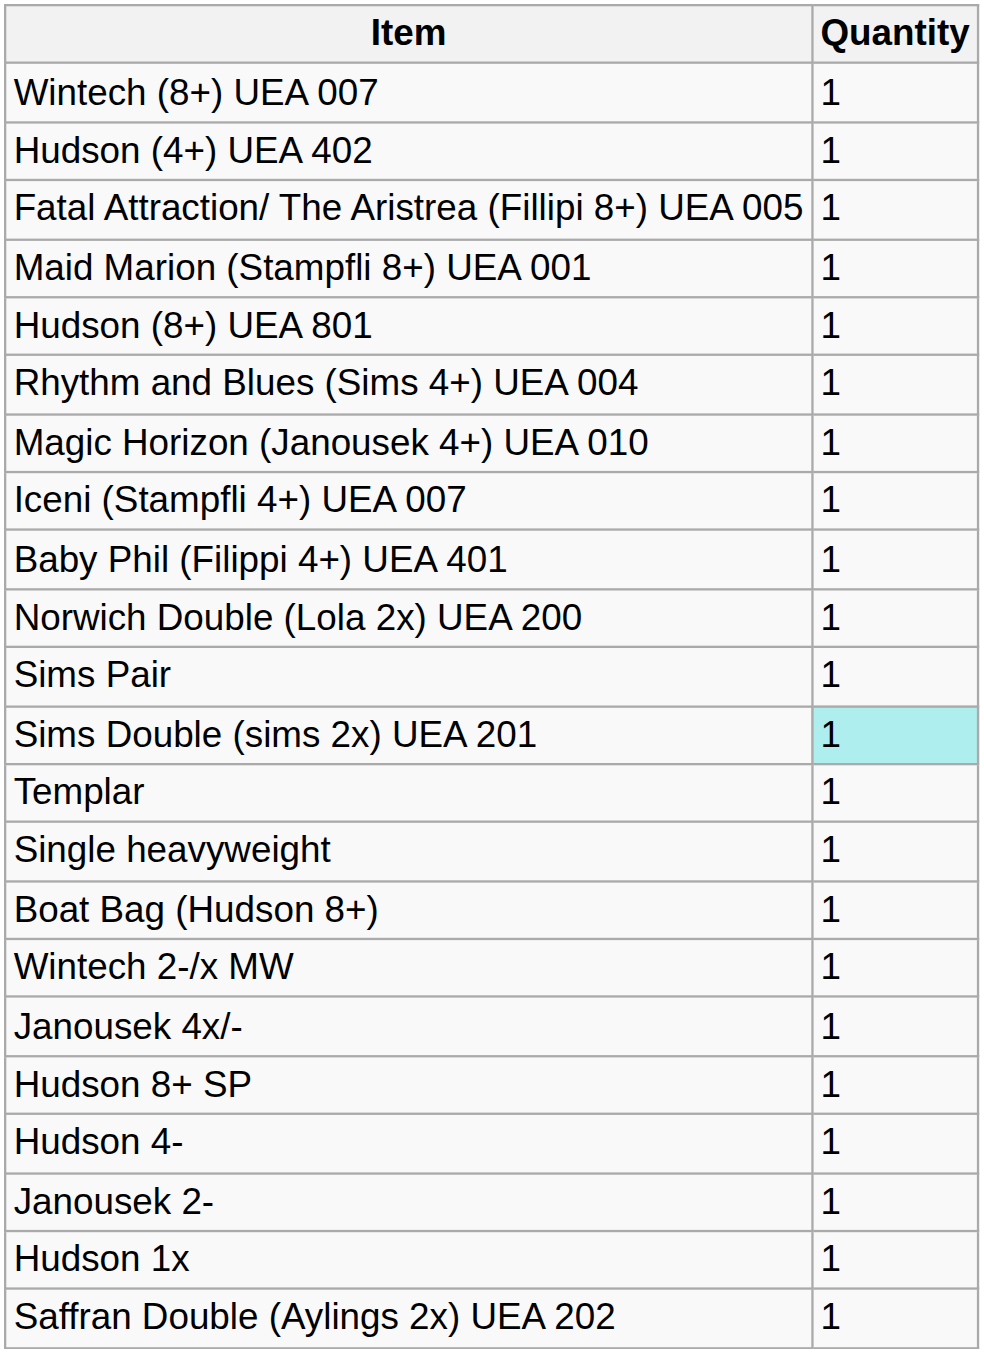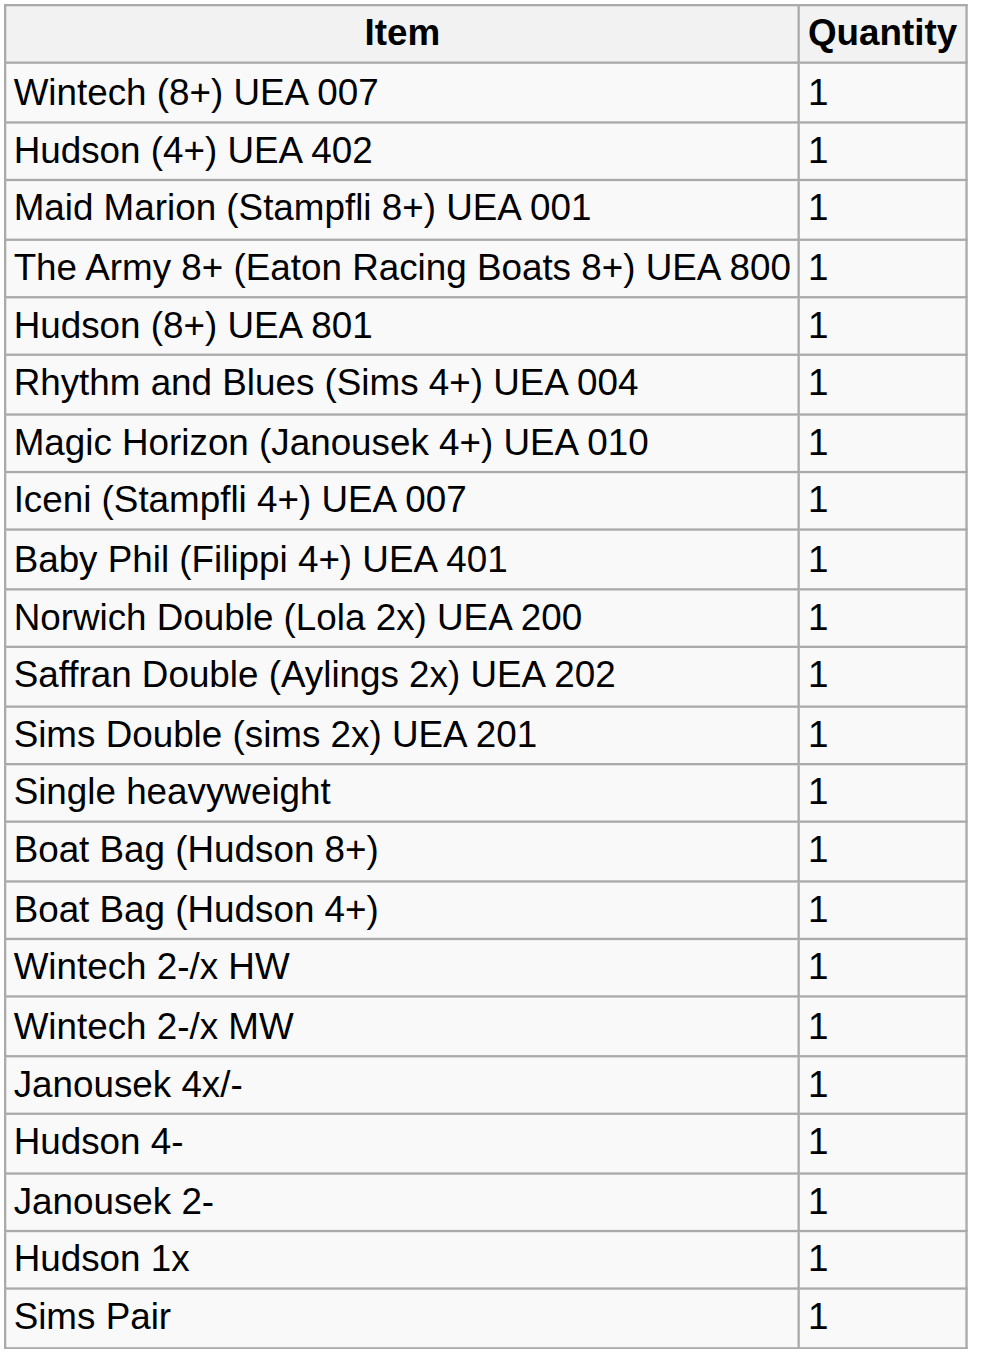- row: (409, 208)
+ row: (402, 267)
rows swapped: (315, 1317) <-> (92, 675)
(831, 734) paleturquoise background -> (818, 734) no background
- row: (79, 792)
+ row: (196, 909)
+ row: (152, 967)
- row: (133, 1084)
